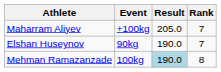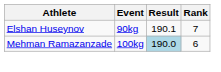- row: (44, 28)
(169, 44) 190.0 -> (164, 28) 190.1
(201, 60) 8 -> (196, 44) 6
